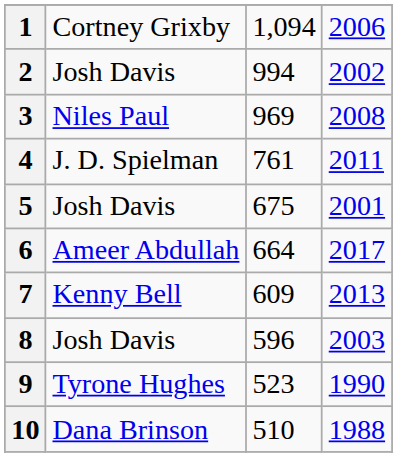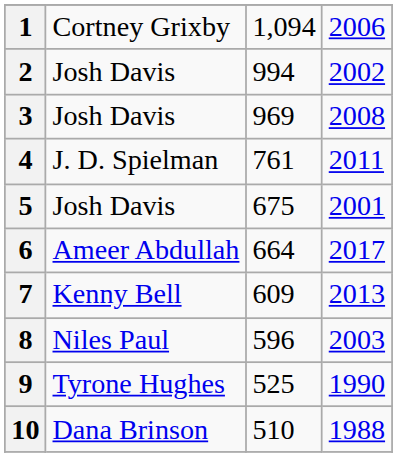(111, 116) Niles Paul -> (114, 116) Josh Davis
(114, 339) Josh Davis -> (111, 339) Niles Paul
(274, 384) 523 -> (274, 384) 525
